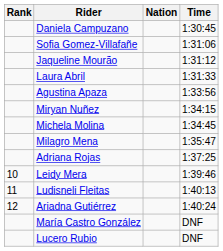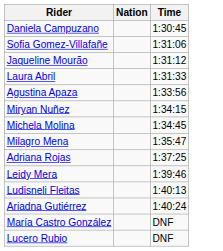- column: (19, 13)
